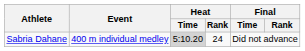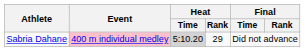(120, 40) no background -> (120, 40) pink background
(218, 40) 24 -> (218, 40) 29
